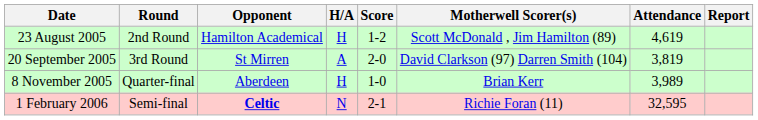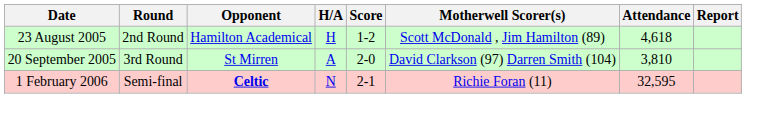(667, 37) 4,619 -> (656, 37) 4,618
(667, 59) 3,819 -> (656, 59) 3,810
- row: (62, 81)
